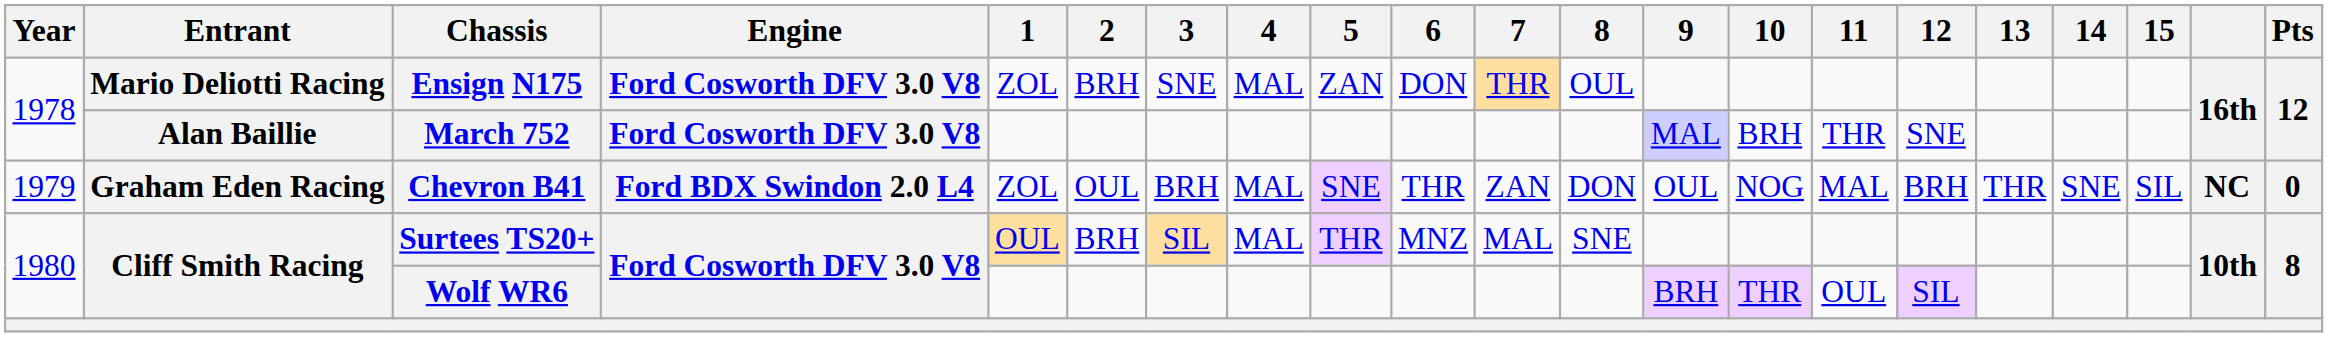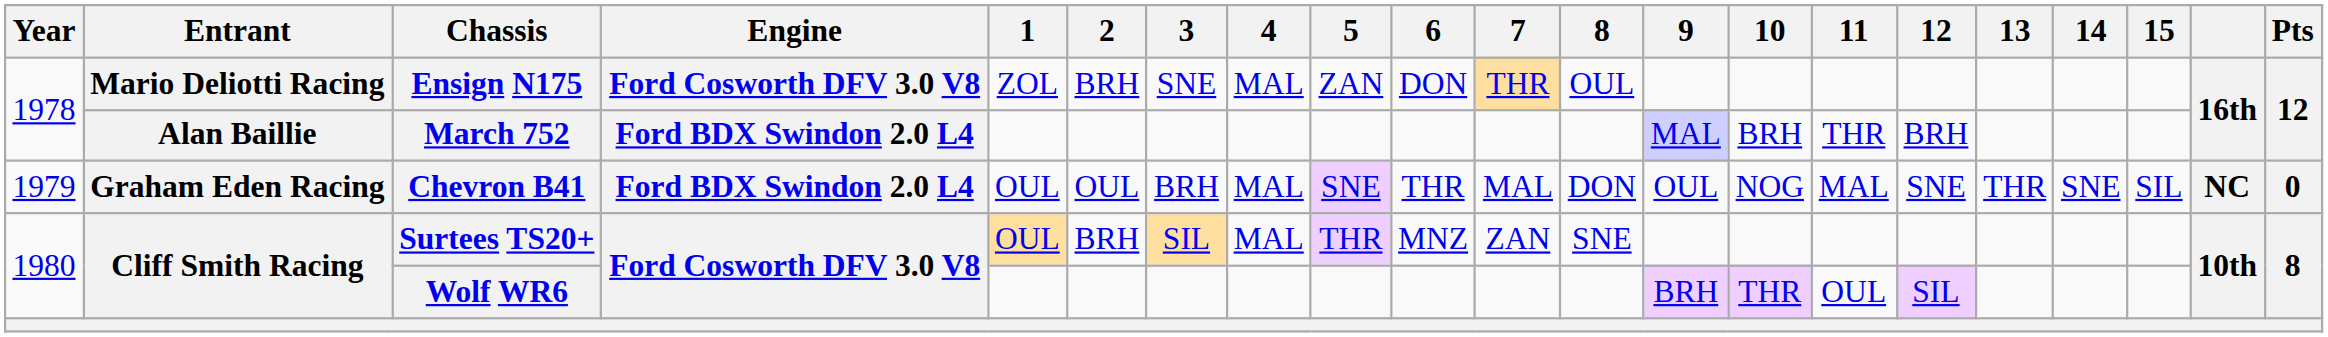(795, 134) Ford Cosworth DFV 3.0 V8 -> (795, 134) Ford BDX Swindon 2.0 L4
(1936, 134) SNE -> (1936, 134) BRH
(1027, 186) ZOL -> (1027, 186) OUL
(1518, 186) ZAN -> (1518, 186) MAL
(1936, 186) BRH -> (1936, 186) SNE
(1518, 238) MAL -> (1518, 238) ZAN
